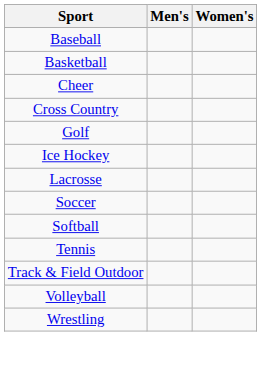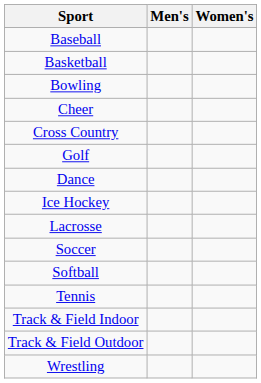+ row: (76, 86)
+ row: (76, 179)
+ row: (76, 319)
- row: (76, 296)
